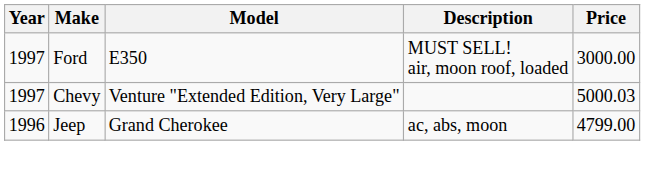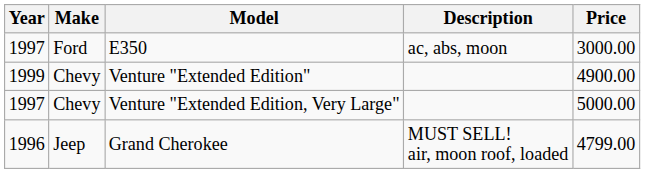(488, 57) MUST SELL! air, moon roof, loaded -> (458, 47) ac, abs, moon
+ row: (210, 76)
(606, 96) 5000.03 -> (606, 104) 5000.00
(458, 125) ac, abs, moon -> (488, 143) MUST SELL! air, moon roof, loaded
